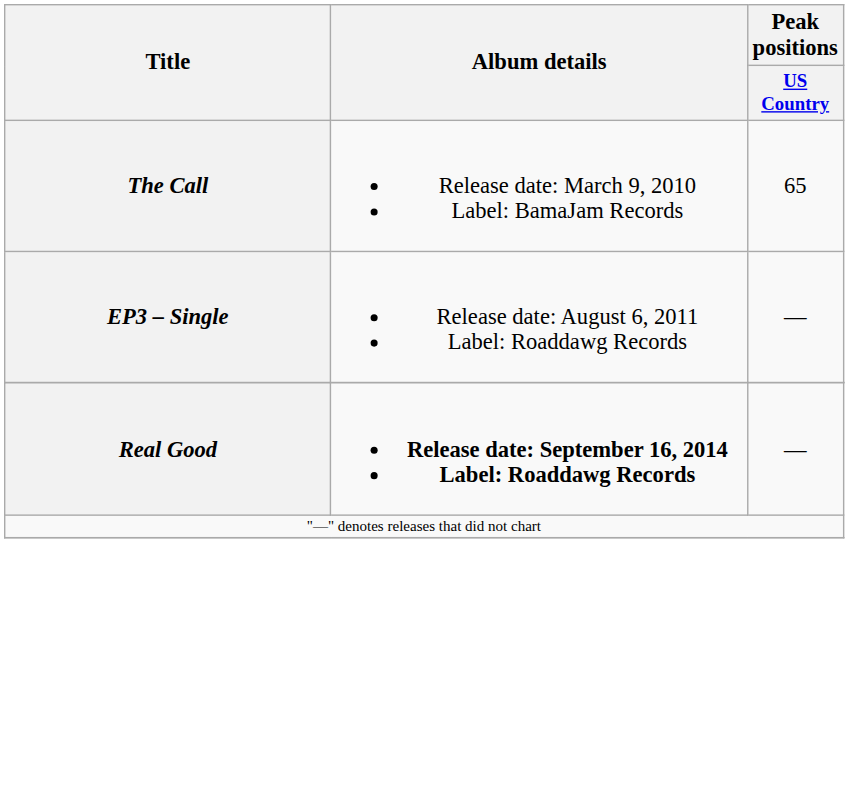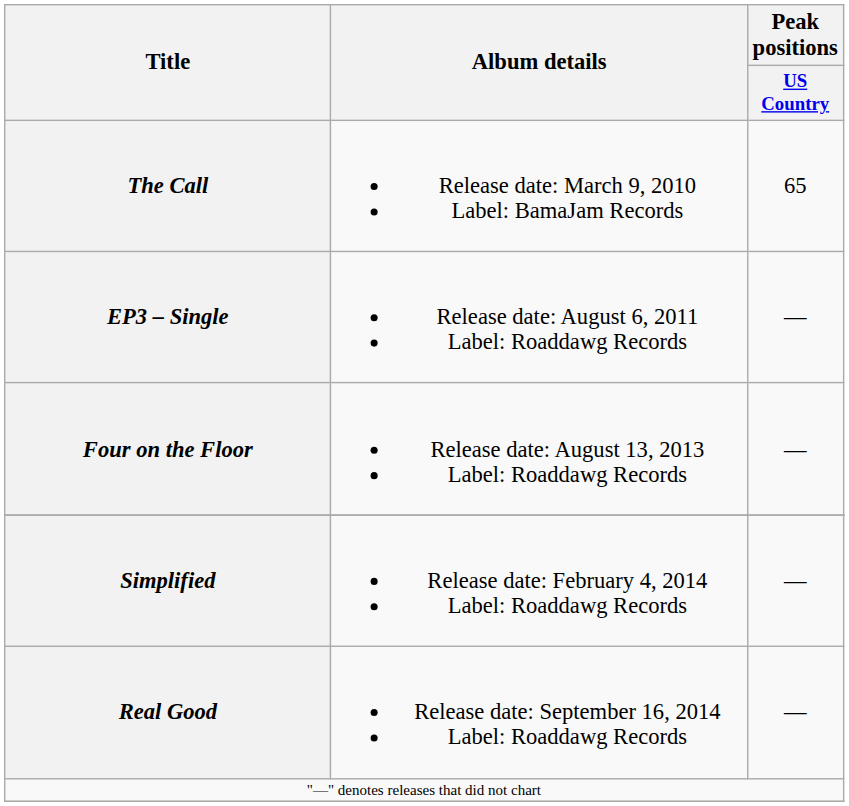+ row: (168, 448)
+ row: (168, 580)
(539, 462) bold -> (539, 725) normal
